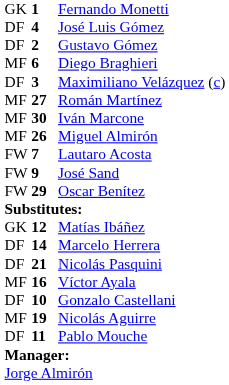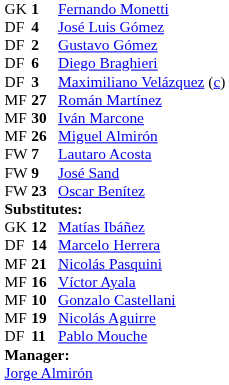(16, 63) MF -> (14, 63) DF
(39, 190) 29 -> (39, 190) 23
(14, 263) DF -> (16, 263) MF
(14, 300) DF -> (16, 300) MF
